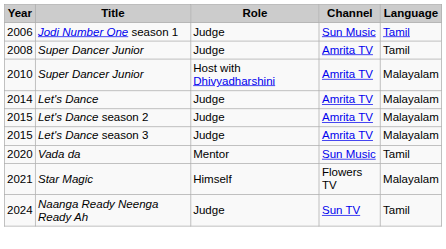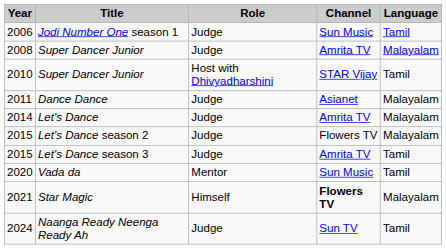(396, 50) Tamil -> (411, 50) Malayalam
(347, 74) Amrita TV -> (348, 74) STAR Vijay
(411, 74) Malayalam -> (396, 74) Tamil
+ row: (19, 99)
(347, 117) Amrita TV -> (348, 136) Flowers TV
(411, 136) Malayalam -> (396, 154) Tamil
(342, 179) normal -> (341, 197) bold
